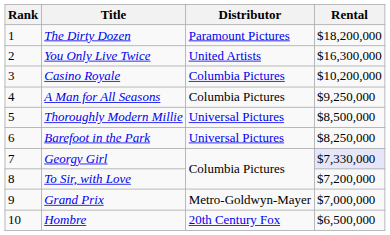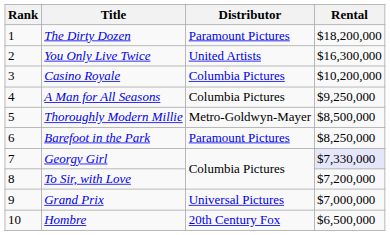(236, 117) Universal Pictures -> (250, 117) Metro-Goldwyn-Mayer
(236, 138) Universal Pictures -> (239, 138) Paramount Pictures
(250, 199) Metro-Goldwyn-Mayer -> (236, 199) Universal Pictures
